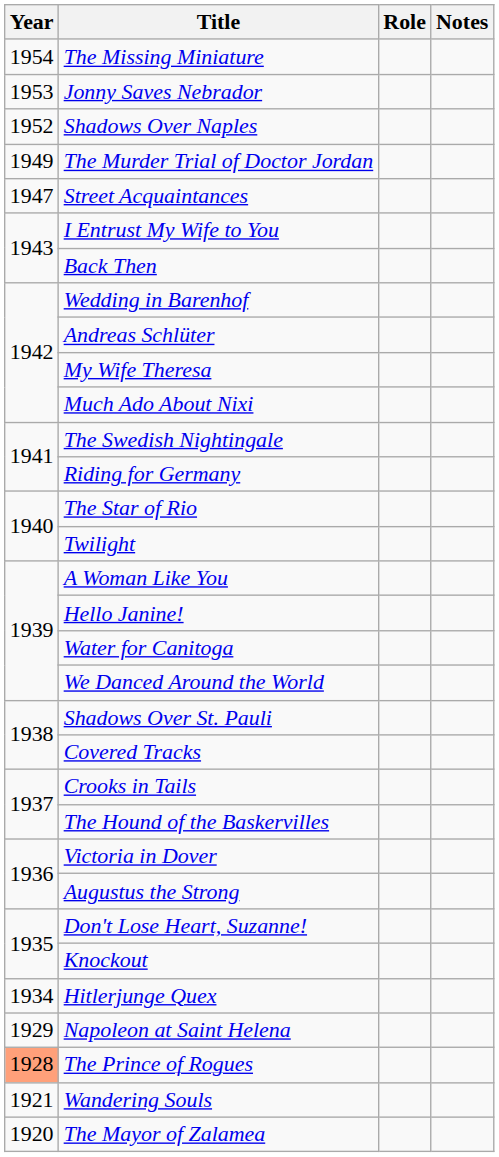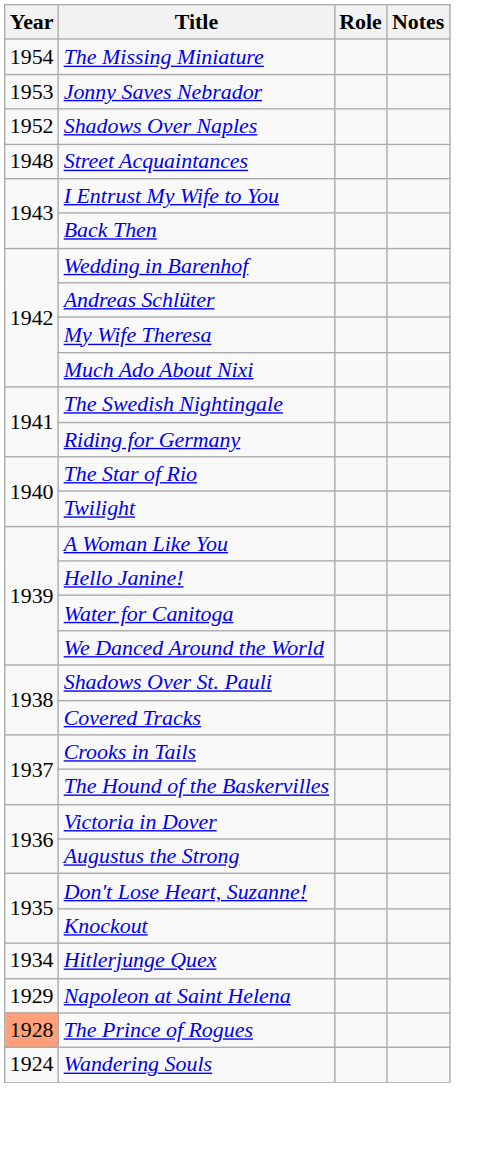- row: (218, 160)
(32, 195) 1947 -> (32, 160) 1948
(32, 1099) 1921 -> (32, 1064) 1924
- row: (164, 1134)
